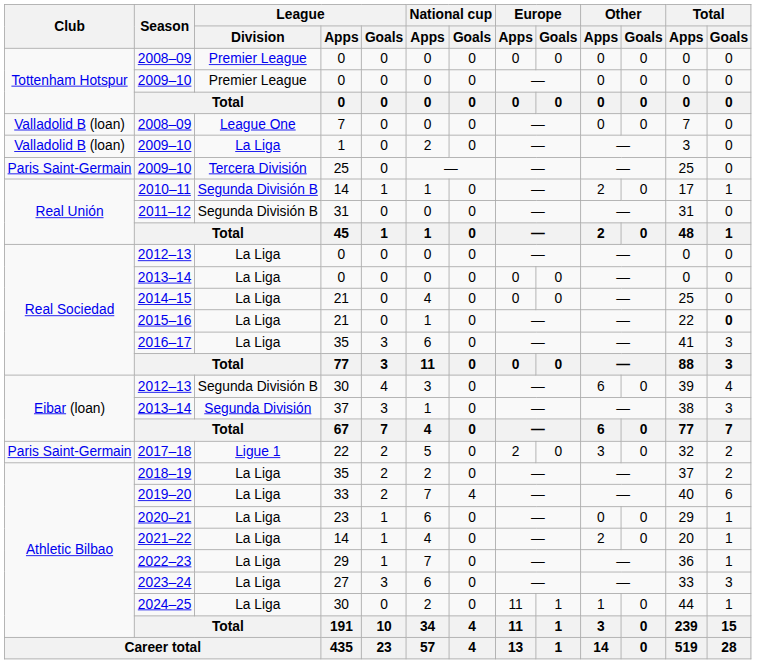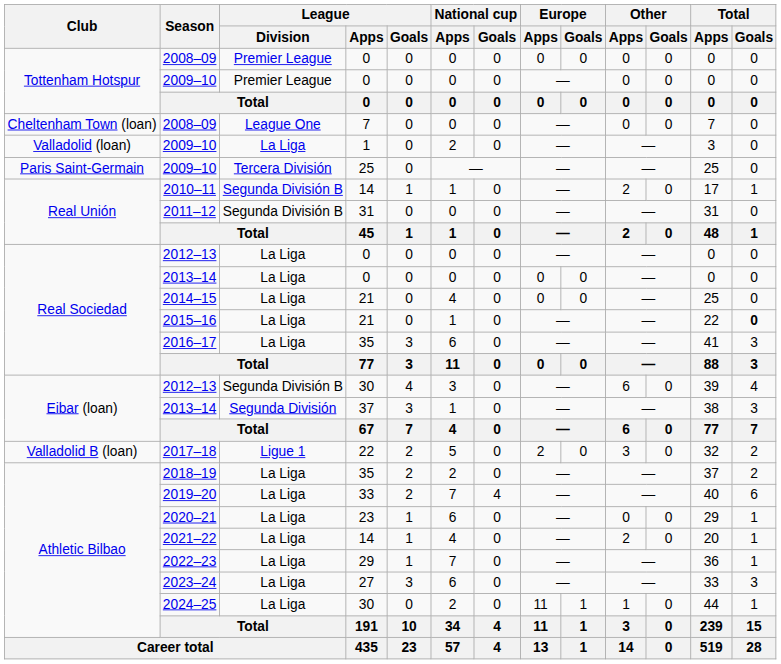(70, 124) Valladolid B (loan) -> (82, 124) Cheltenham Town (loan)
(70, 146) Valladolid B (loan) -> (82, 146) Valladolid (loan)
(70, 451) Paris Saint-Germain -> (82, 451) Valladolid B (loan)
